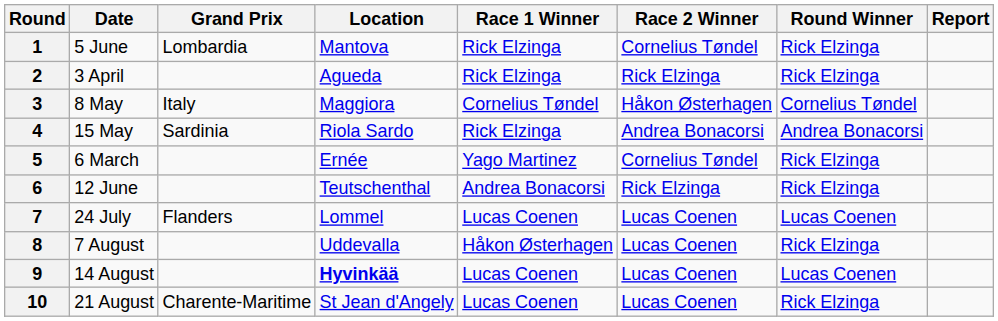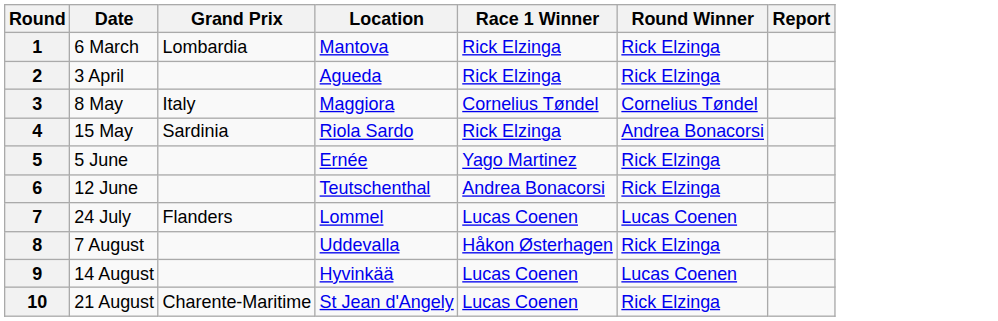- column: (697, 18)
(101, 47) 5 June -> (107, 47) 6 March
(107, 160) 6 March -> (101, 160) 5 June
(359, 273) bold -> (357, 273) normal
